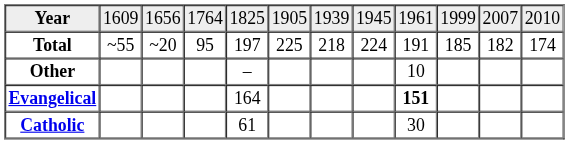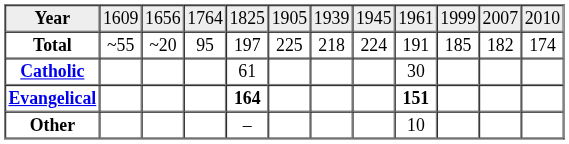rows swapped: (52, 124) <-> (52, 71)
(247, 98) normal -> (247, 98) bold
